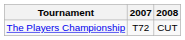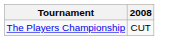- column: (141, 12)
